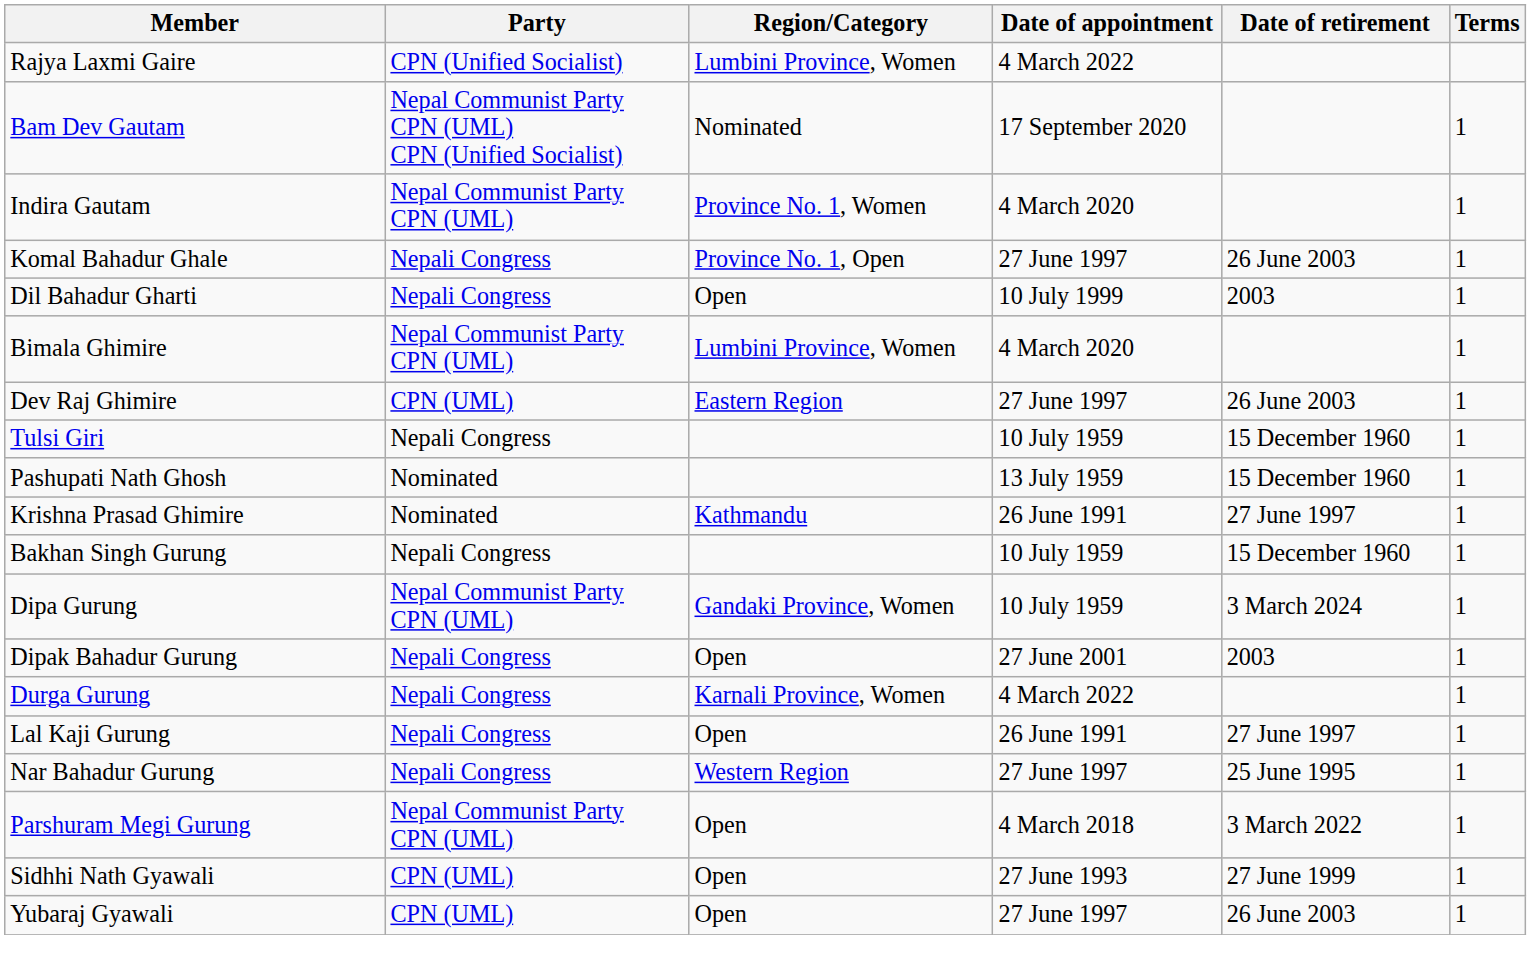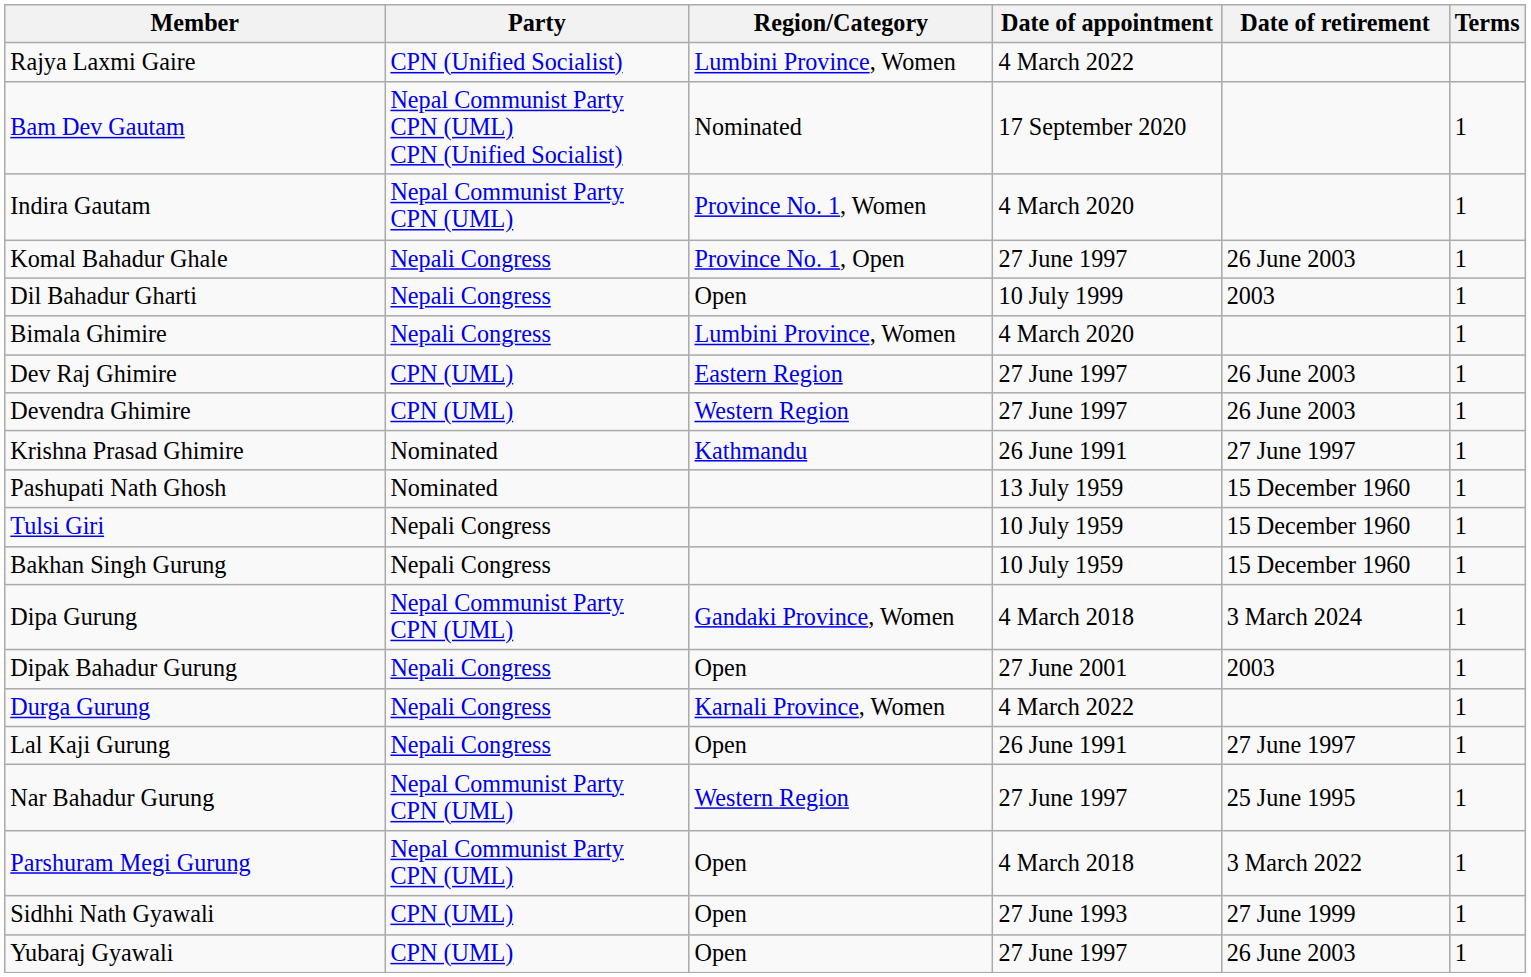(507, 348) Nepal Communist Party CPN (UML) -> (471, 335) Nepali Congress
+ row: (101, 411)
rows swapped: (127, 515) <-> (57, 438)
(1061, 605) 10 July 1959 -> (1066, 616) 4 March 2018
(471, 772) Nepali Congress -> (507, 797) Nepal Communist Party CPN (UML)
